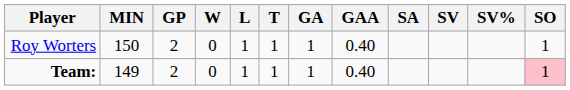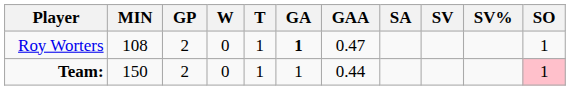- column: (245, 17)
(127, 44) 150 -> (135, 44) 108
(311, 44) normal -> (299, 44) bold
(360, 44) 0.40 -> (350, 44) 0.47
(127, 71) 149 -> (135, 71) 150
(360, 71) 0.40 -> (350, 71) 0.44
